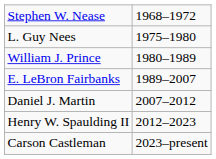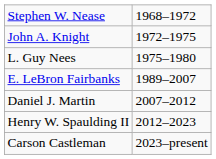+ row: (48, 36)
- row: (54, 58)
